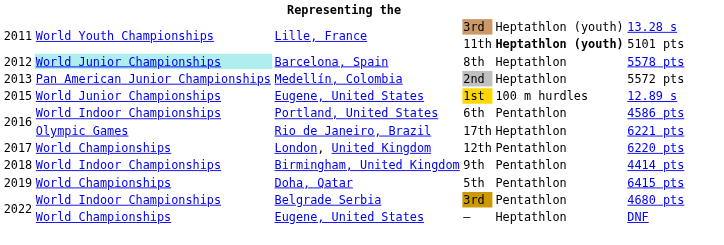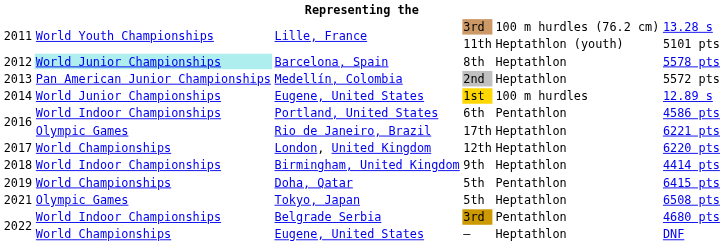(560, 27) Heptathlon (youth) -> (577, 27) 100 m hurdles (76.2 cm)
(560, 44) bold -> (560, 44) normal
(18, 96) 2015 -> (18, 96) 2014
(531, 148) Pentathlon -> (531, 148) Heptathlon
(531, 165) Pentathlon -> (531, 165) Heptathlon
+ row: (317, 200)
